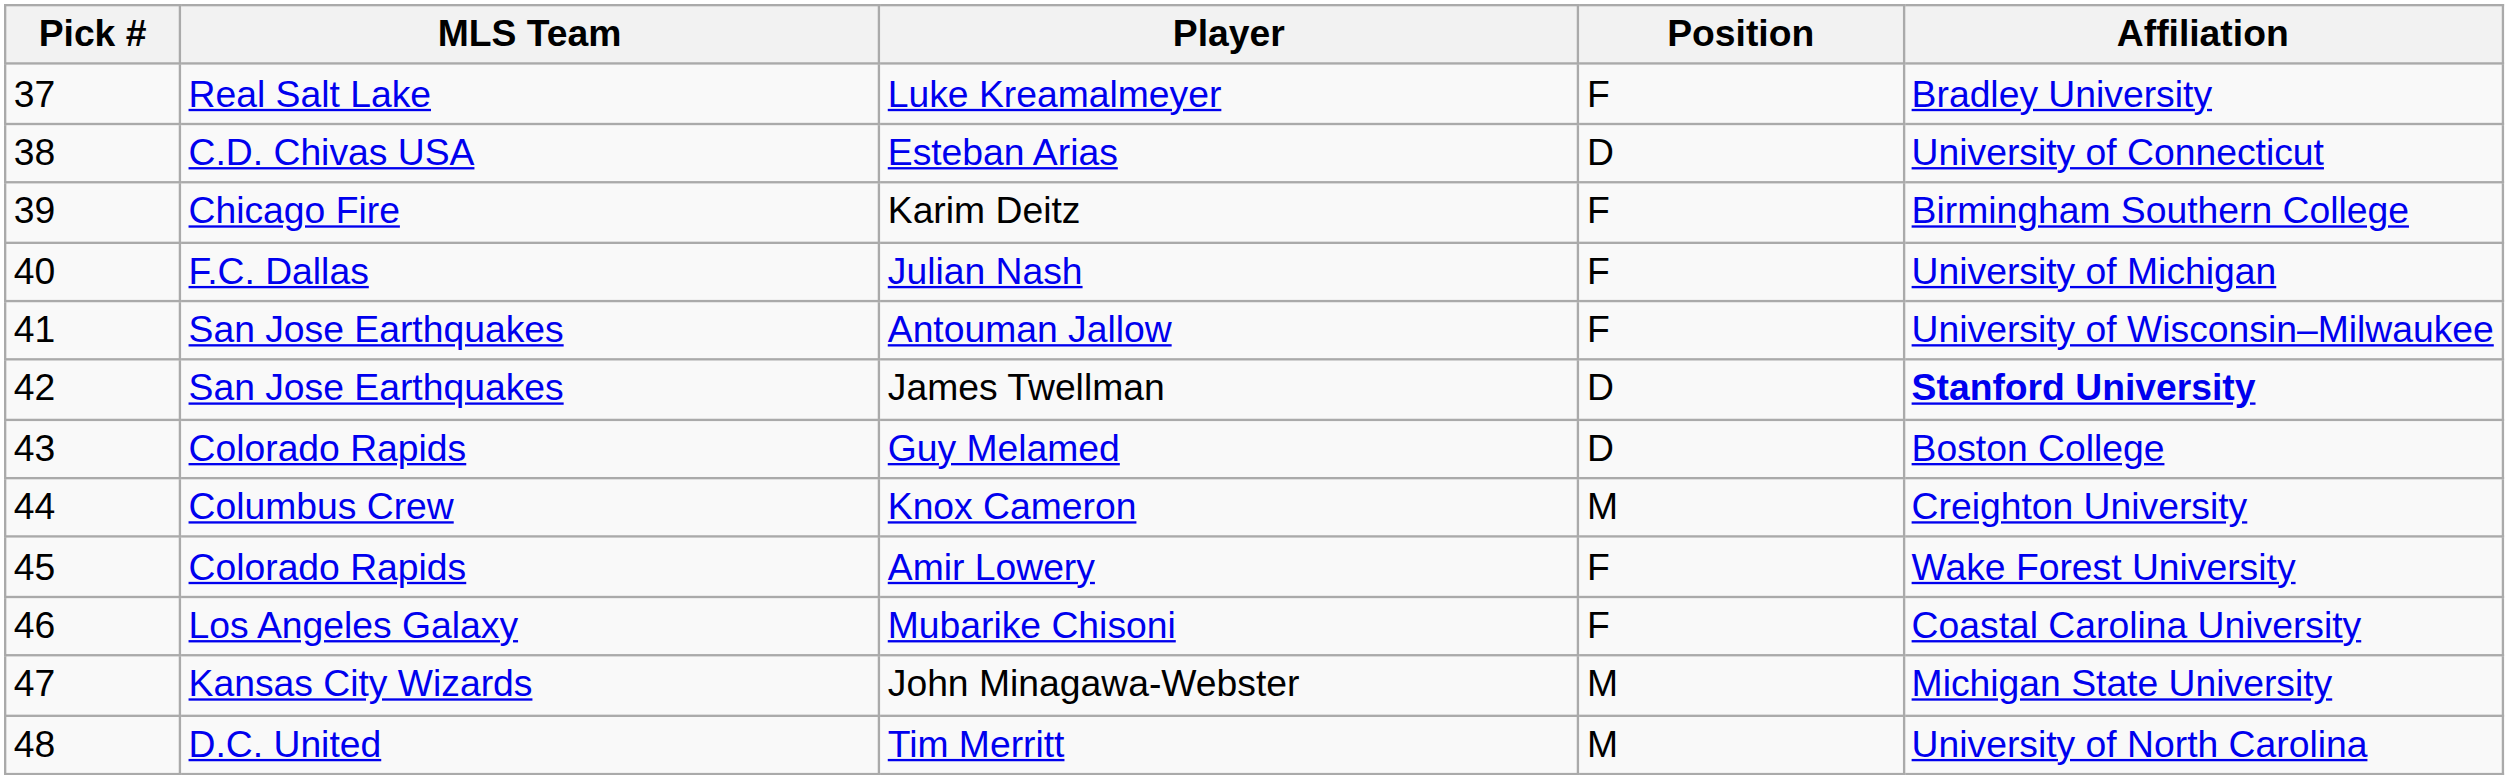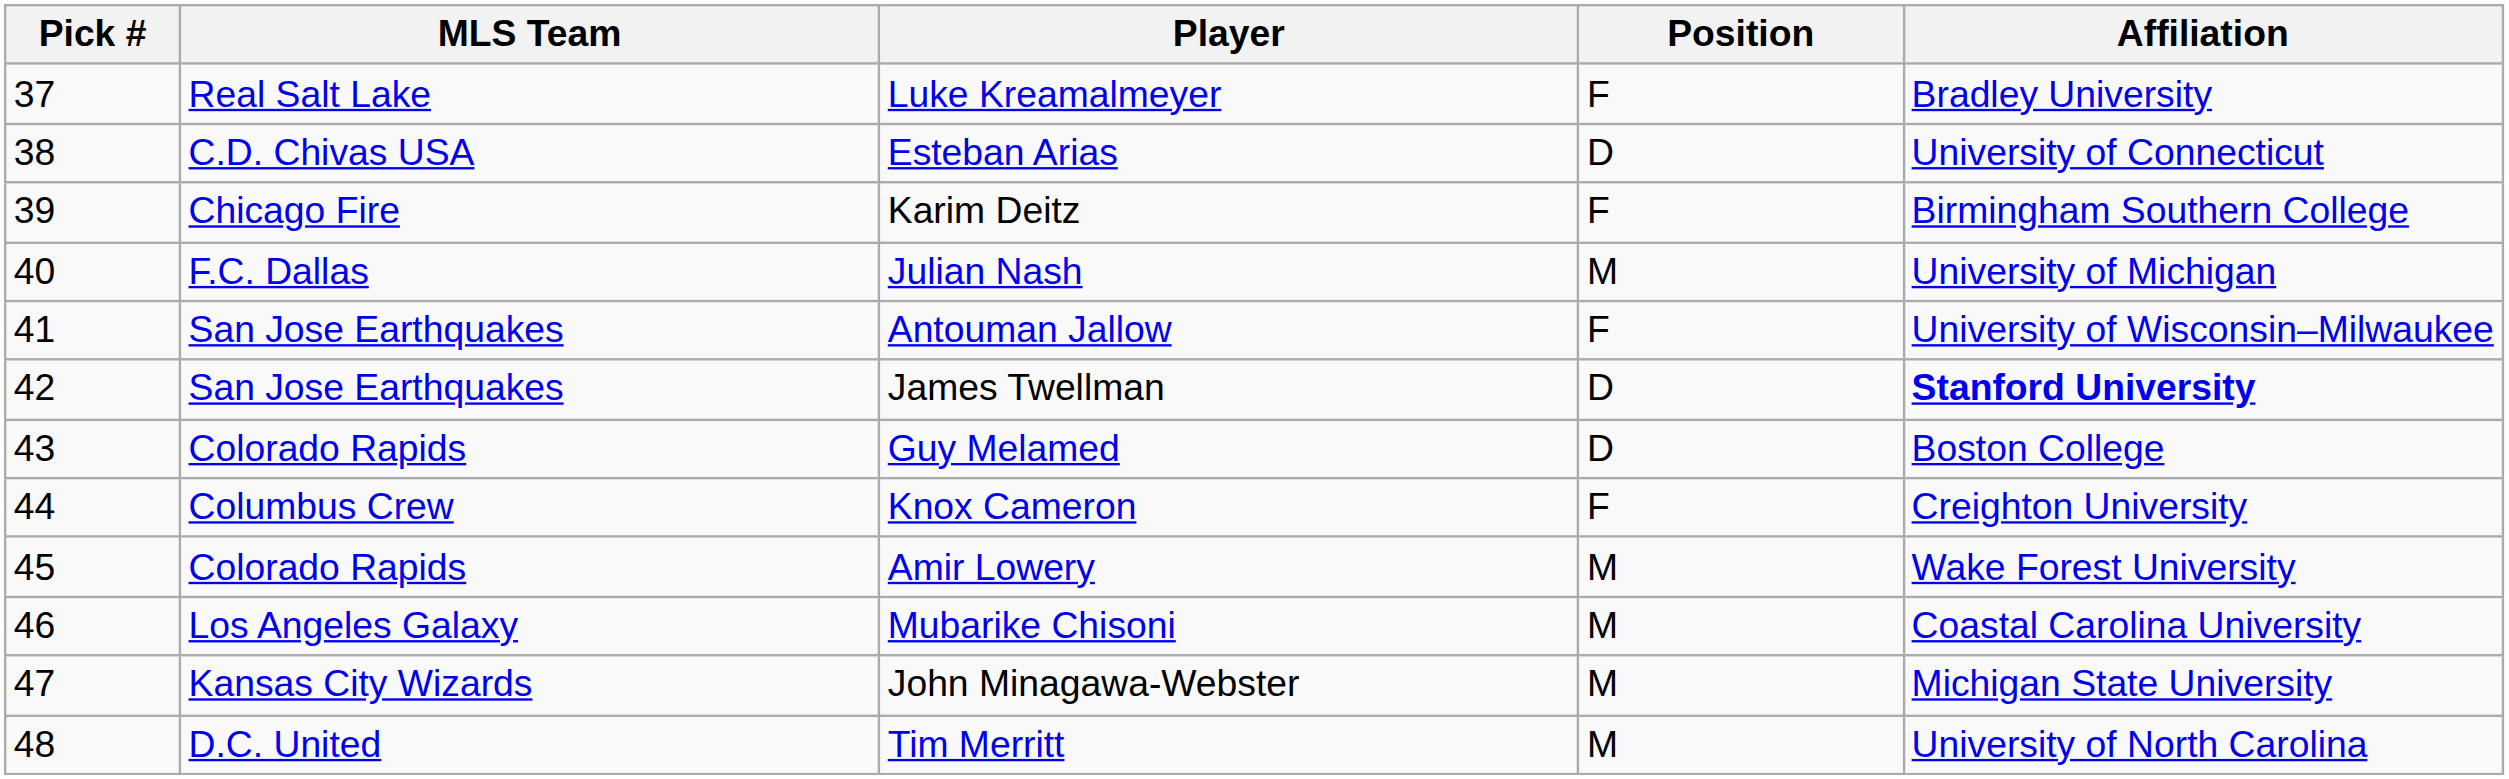(1598, 270) F -> (1603, 270) M
(1603, 507) M -> (1598, 507) F
(1598, 566) F -> (1603, 566) M
(1598, 625) F -> (1603, 625) M
